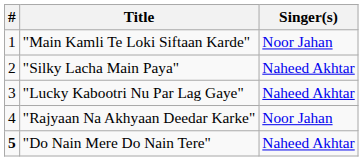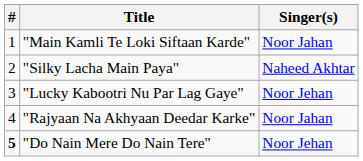(309, 93) Naheed Akhtar -> (297, 93) Noor Jehan
(309, 143) Naheed Akhtar -> (297, 143) Noor Jehan
